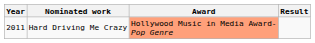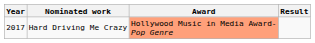(16, 28) 2011 -> (16, 28) 2017
